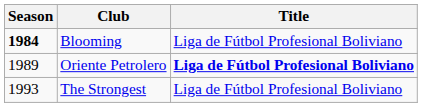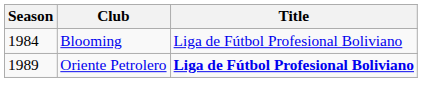(23, 41) bold -> (23, 41) normal
- row: (103, 89)
